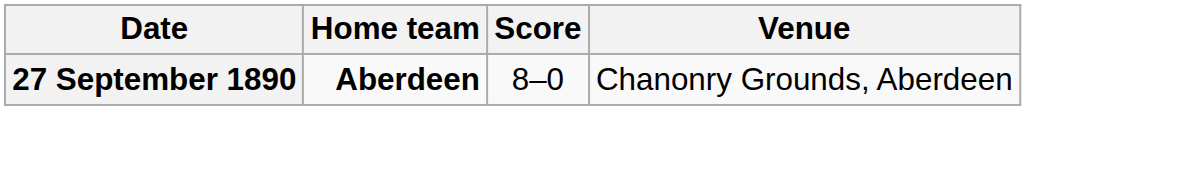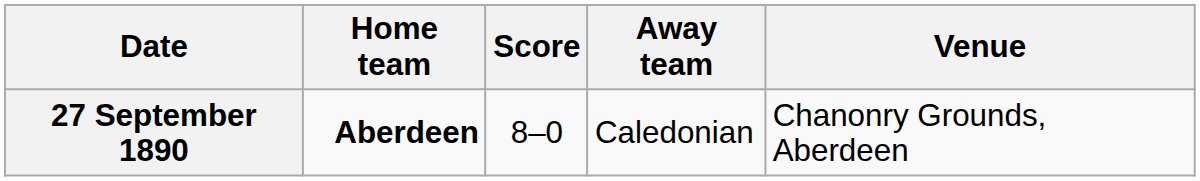+ column: (677, 47)
